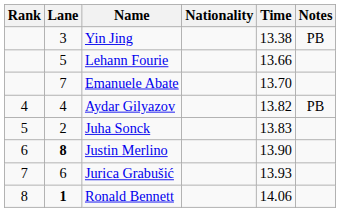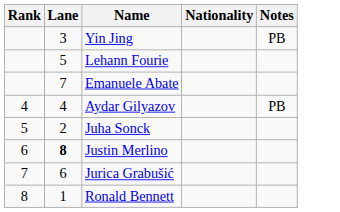- column: (276, 15)
(63, 196) bold -> (63, 196) normal
